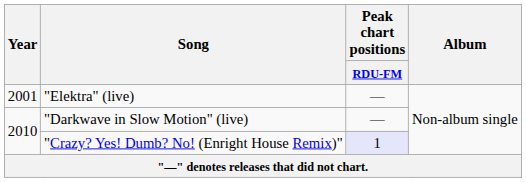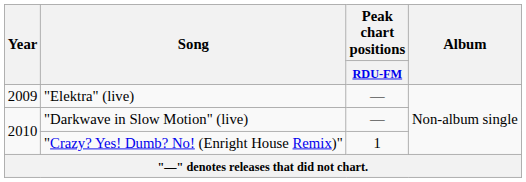(23, 95) 2001 -> (23, 95) 2009
(377, 142) lavender background -> (377, 142) no background
